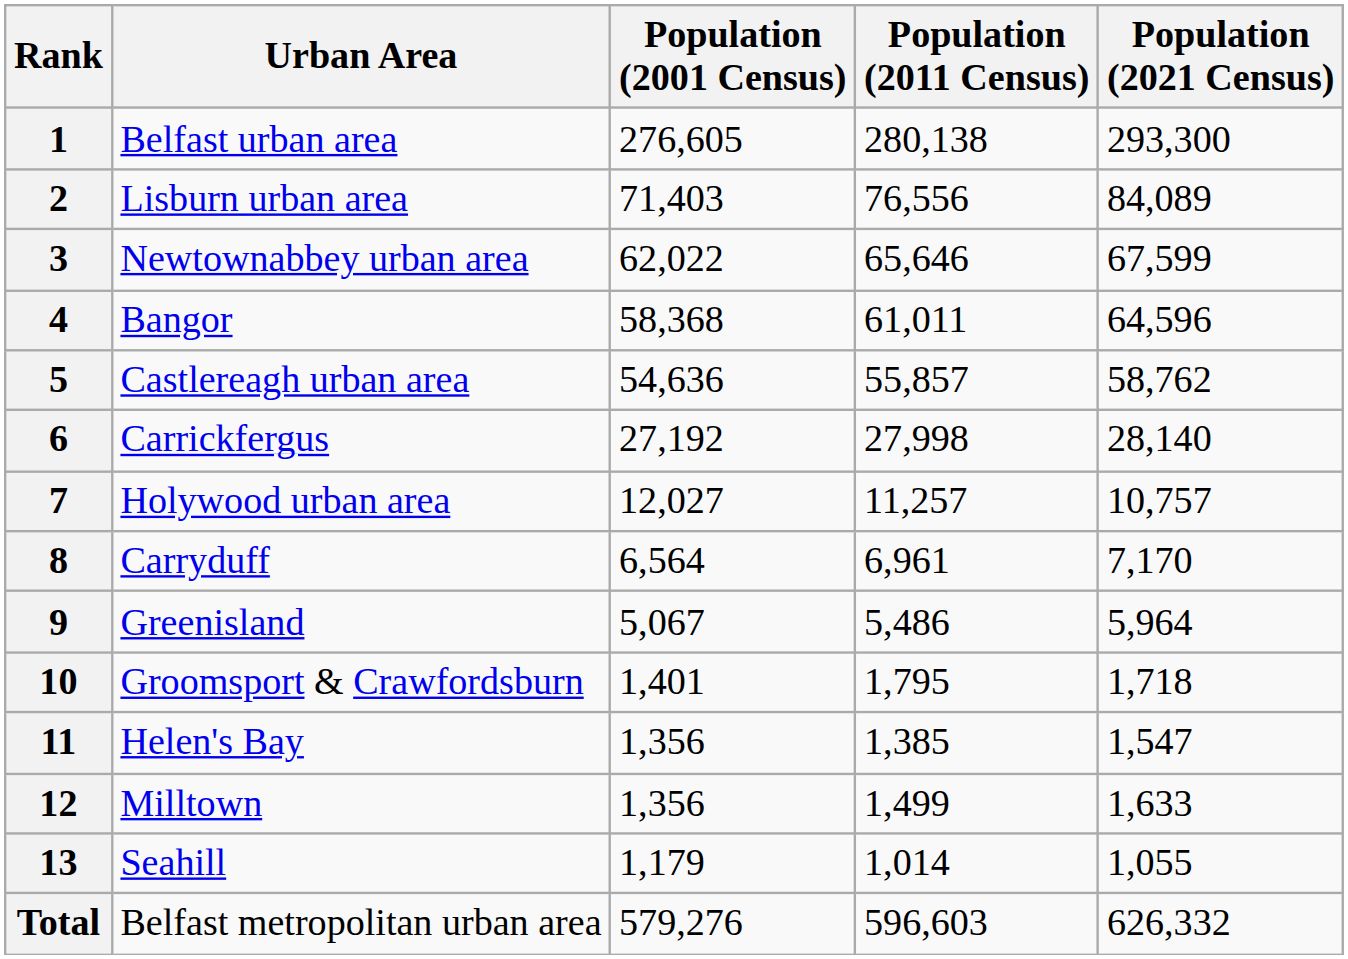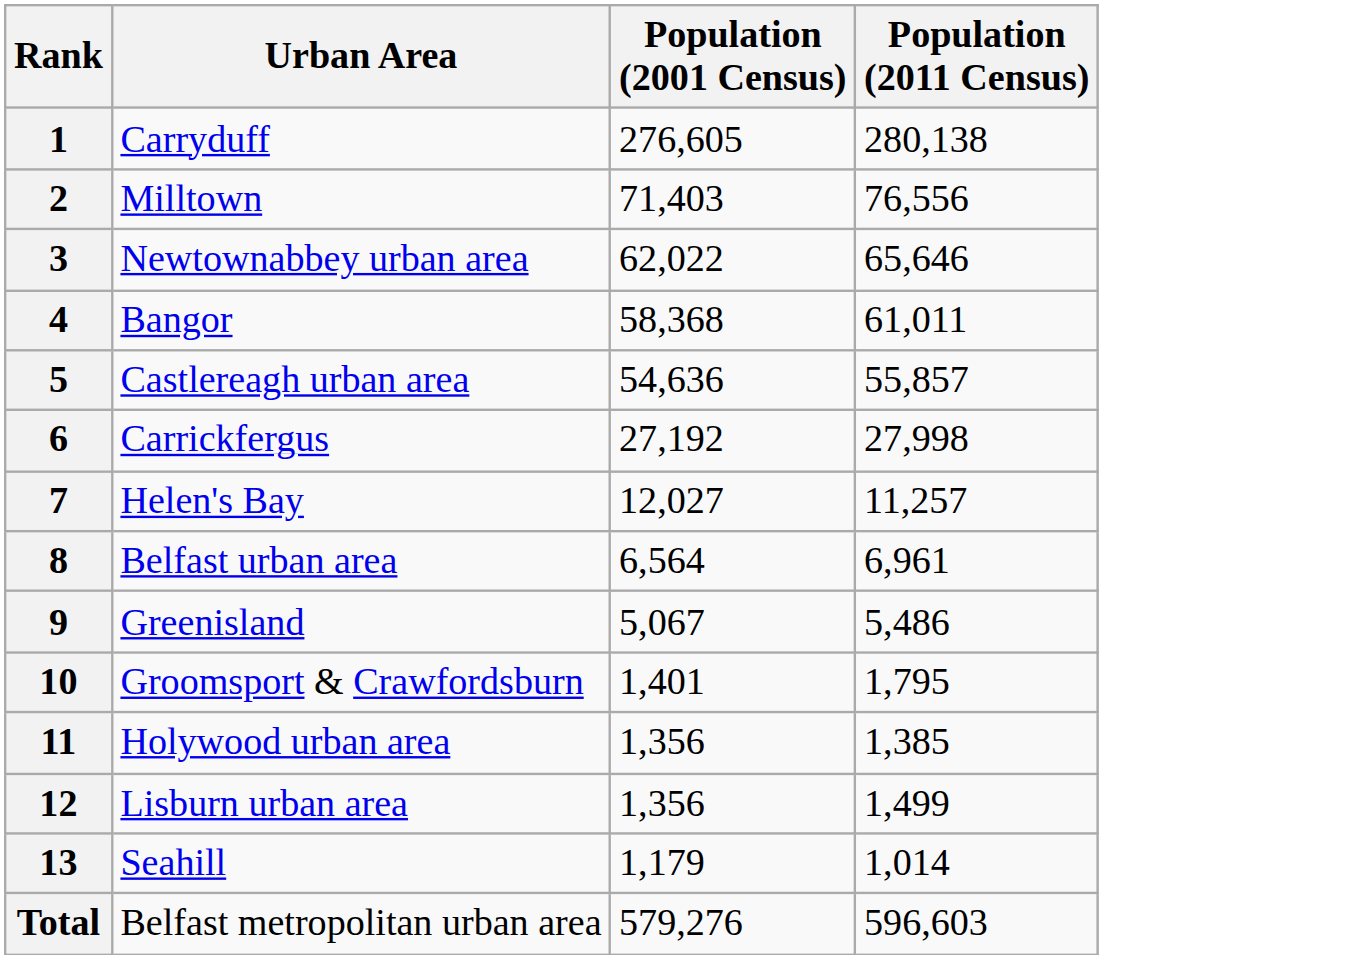- column: (1221, 56)
(259, 137) Belfast urban area -> (195, 137) Carryduff
(264, 198) Lisburn urban area -> (191, 198) Milltown
(285, 500) Holywood urban area -> (212, 500) Helen's Bay
(195, 560) Carryduff -> (259, 560) Belfast urban area
(212, 741) Helen's Bay -> (285, 741) Holywood urban area
(191, 802) Milltown -> (264, 802) Lisburn urban area
